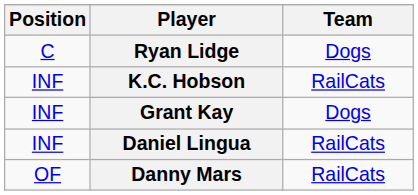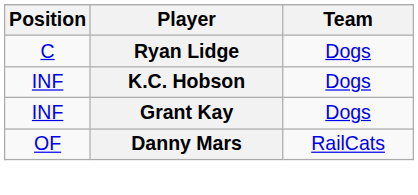(348, 81) RailCats -> (348, 81) Dogs
- row: (187, 143)
